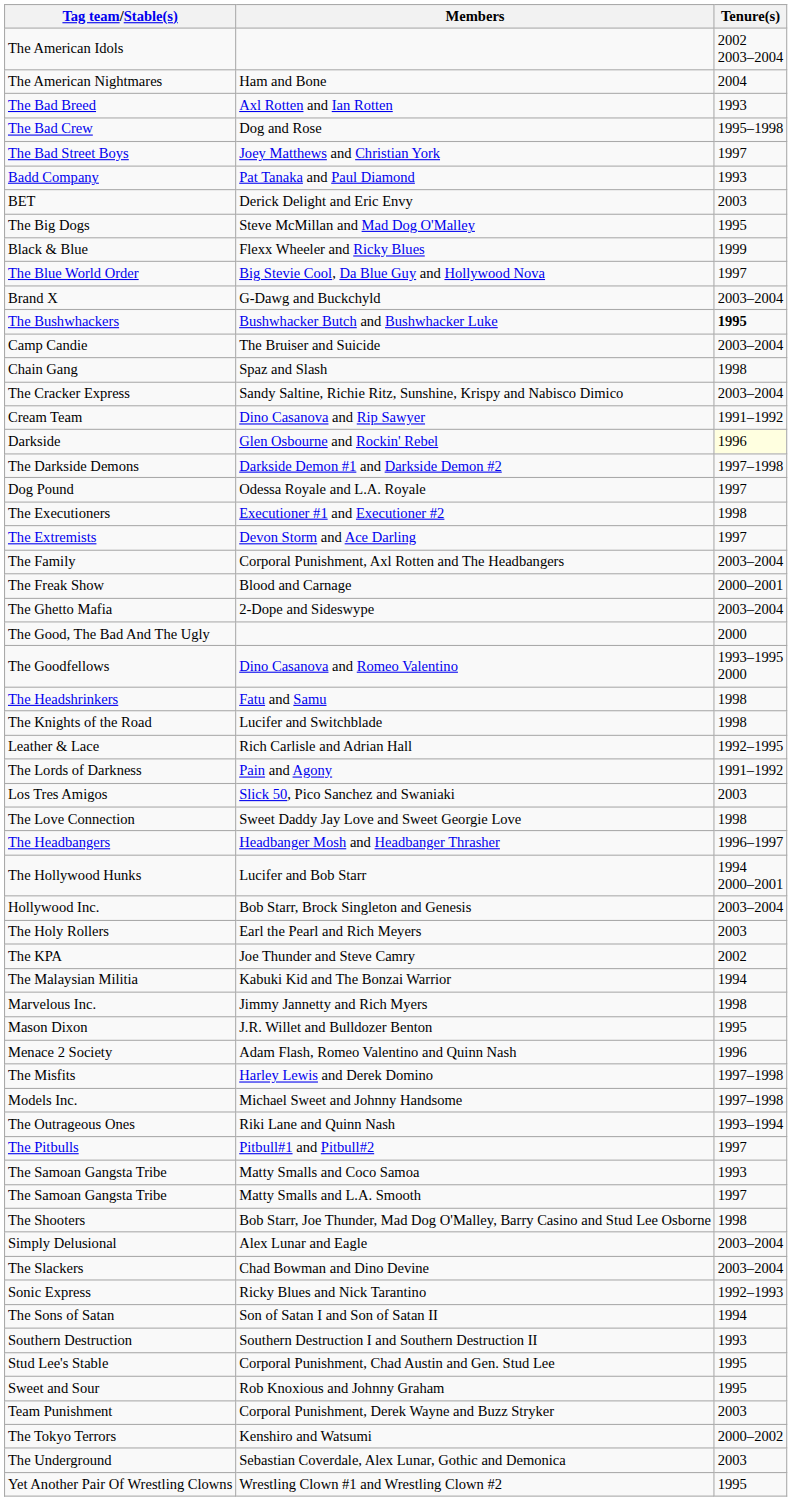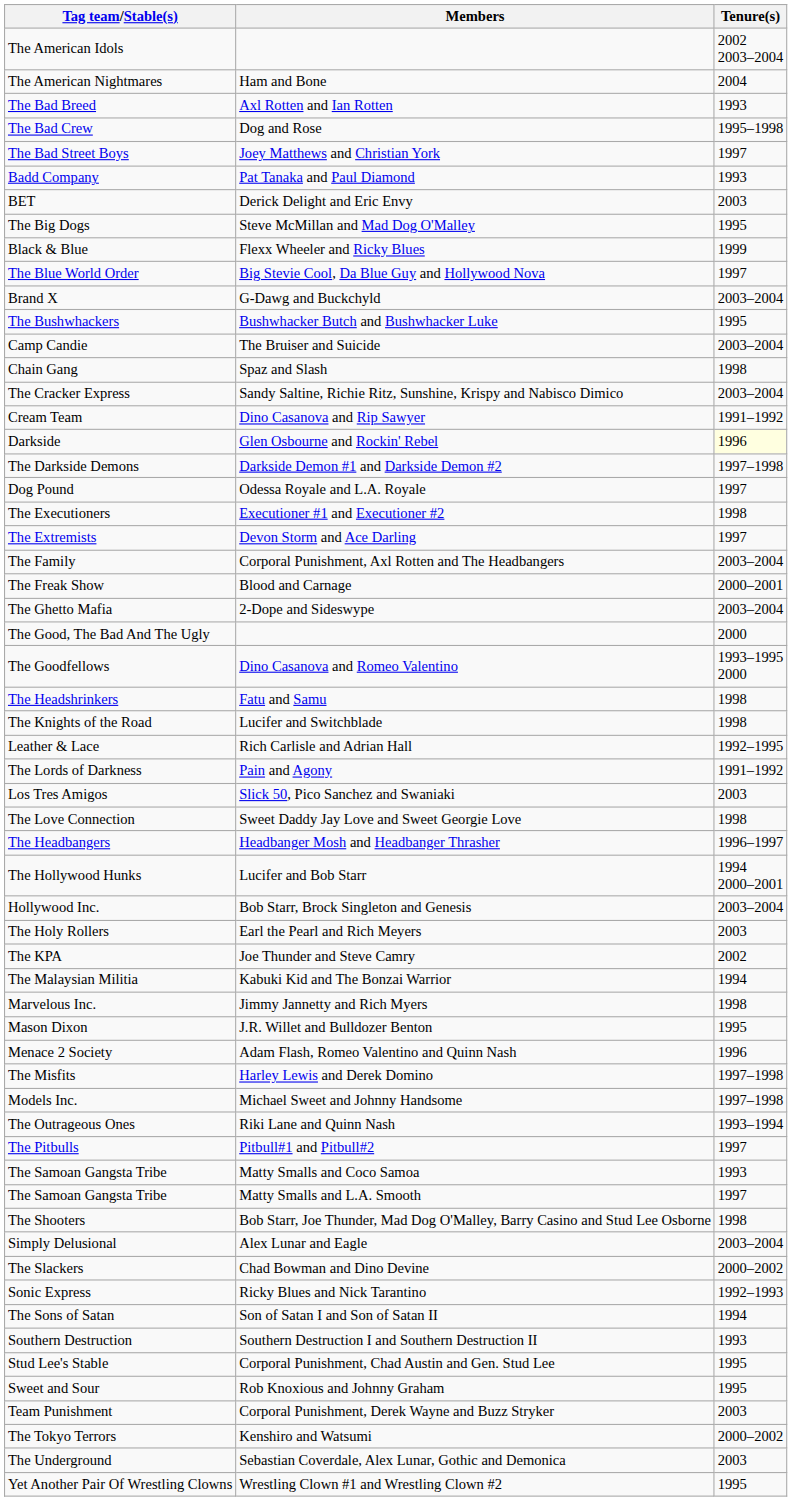(732, 321) bold -> (732, 321) normal
(751, 1267) 2003–2004 -> (751, 1267) 2000–2002
